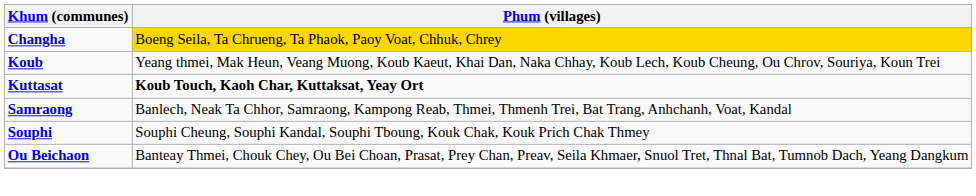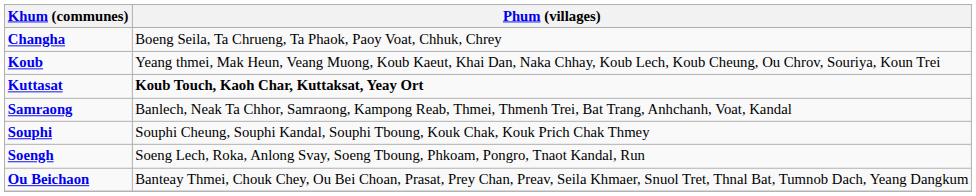(319, 39) gold background -> (319, 39) no background
+ row: (31, 156)
